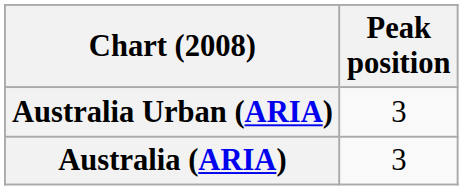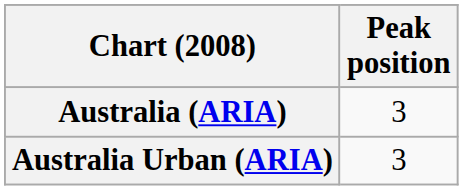rows swapped: (172, 160) <-> (172, 111)
